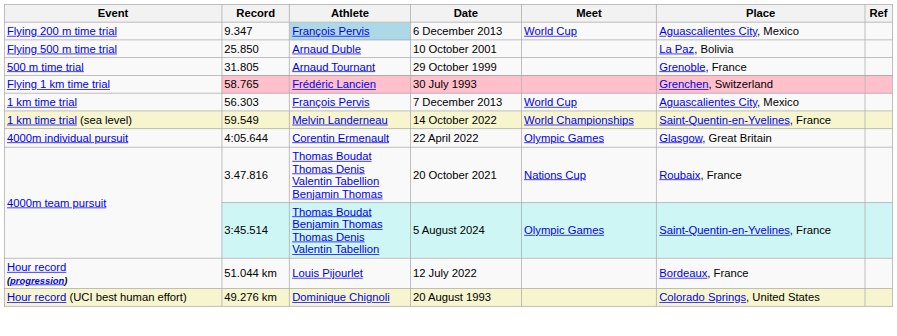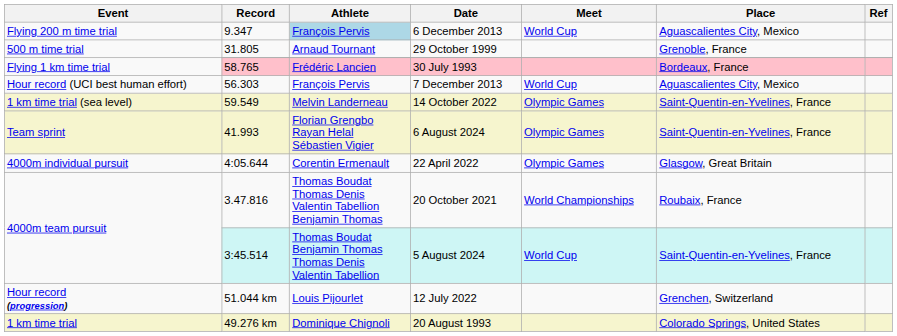- row: (455, 49)
(716, 85) Grenchen, Switzerland -> (704, 67) Bordeaux, France
(42, 102) 1 km time trial -> (97, 85) Hour record (UCI best human effort)
(579, 120) World Championships -> (564, 102) Olympic Games
+ row: (449, 133)
(555, 175) Nations Cup -> (579, 200) World Championships
(564, 230) Olympic Games -> (551, 255) World Cup
(704, 273) Bordeaux, France -> (716, 298) Grenchen, Switzerland
(97, 297) Hour record (UCI best human effort) -> (42, 323) 1 km time trial
